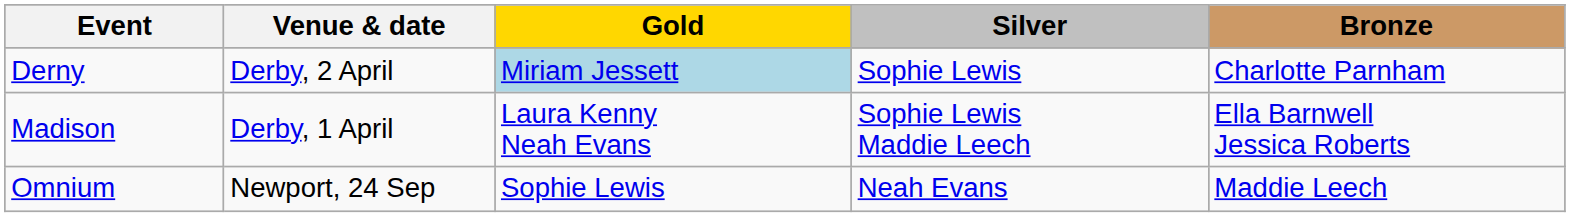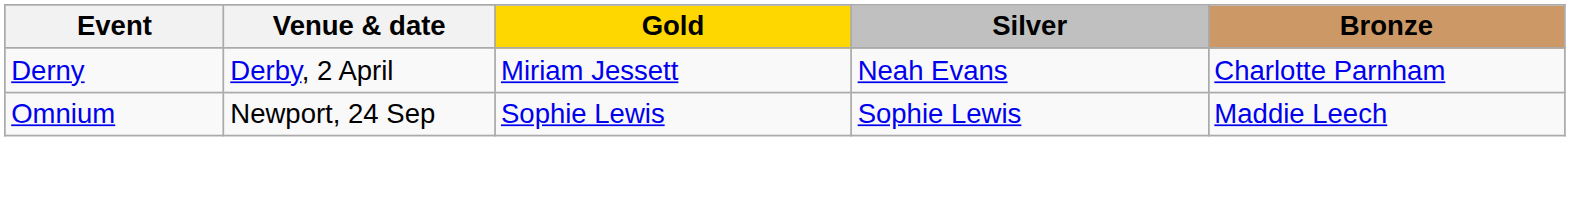(590, 69) lightblue background -> (590, 69) no background
(940, 69) Sophie Lewis -> (933, 69) Neah Evans
- row: (63, 129)
(933, 188) Neah Evans -> (940, 113) Sophie Lewis
